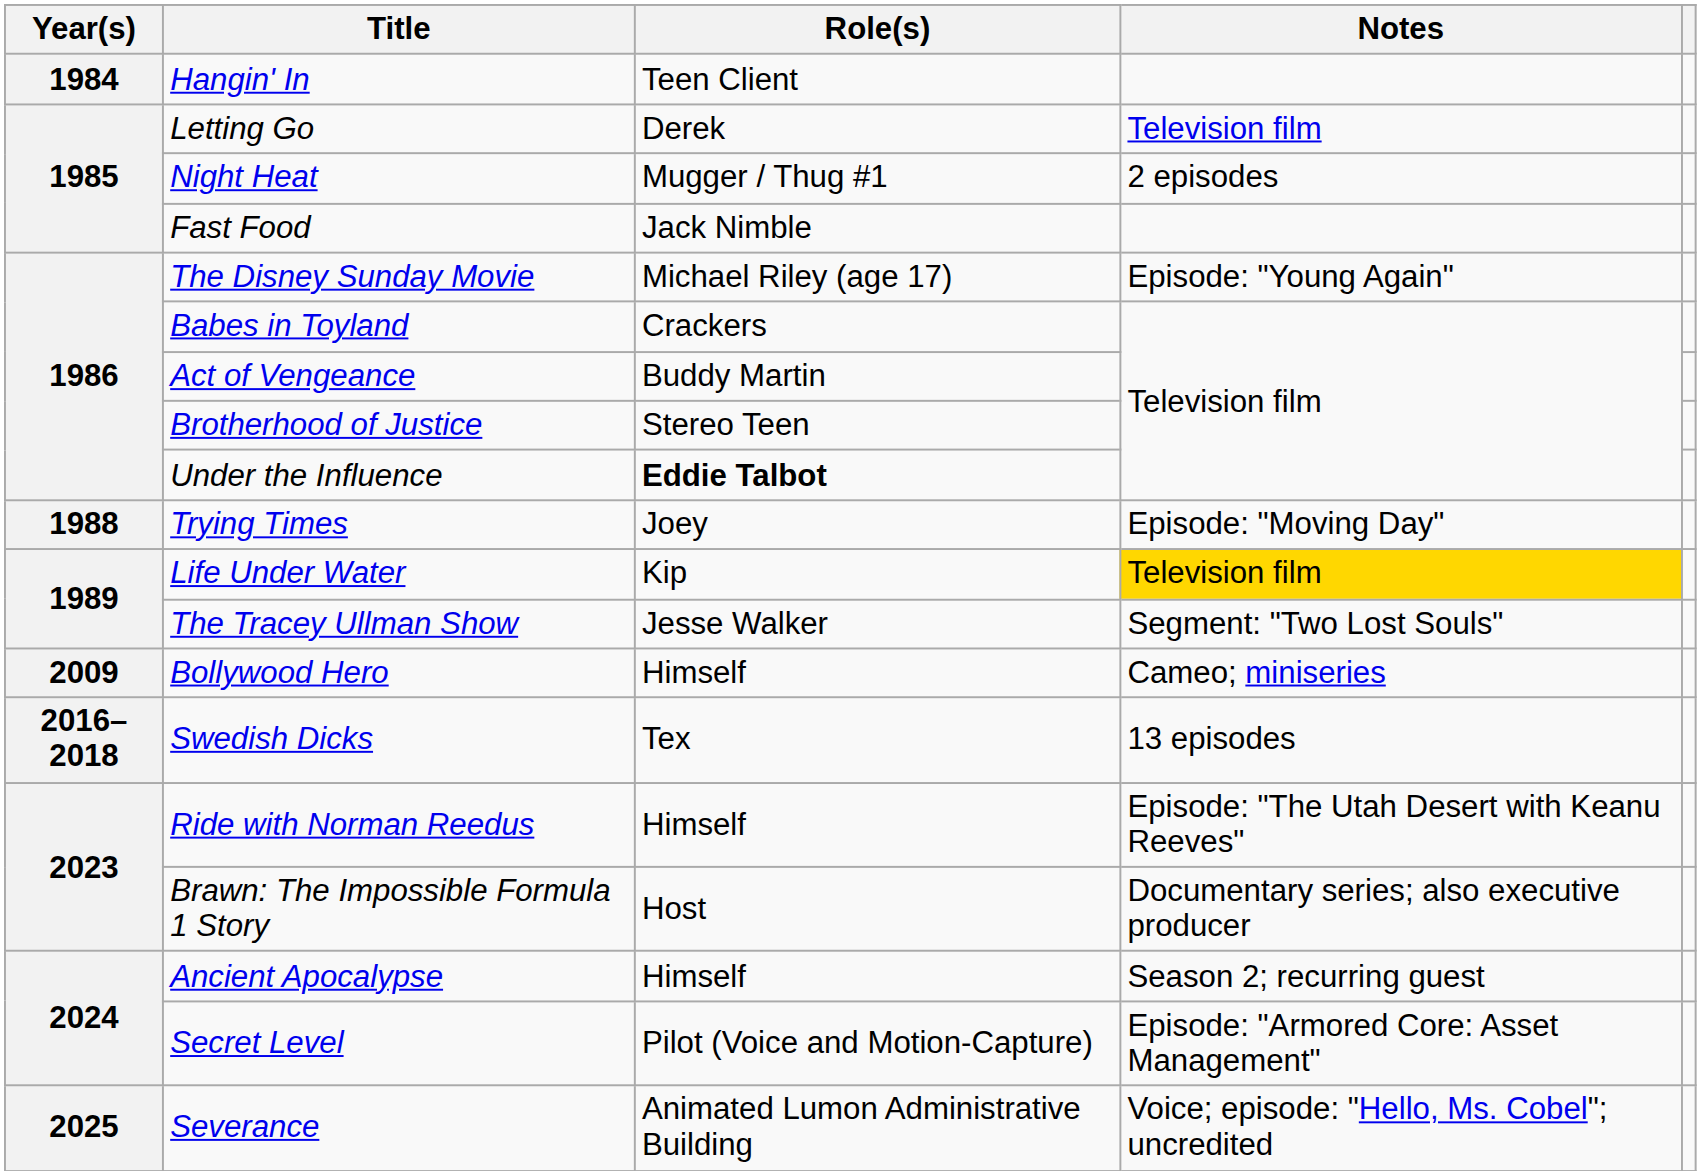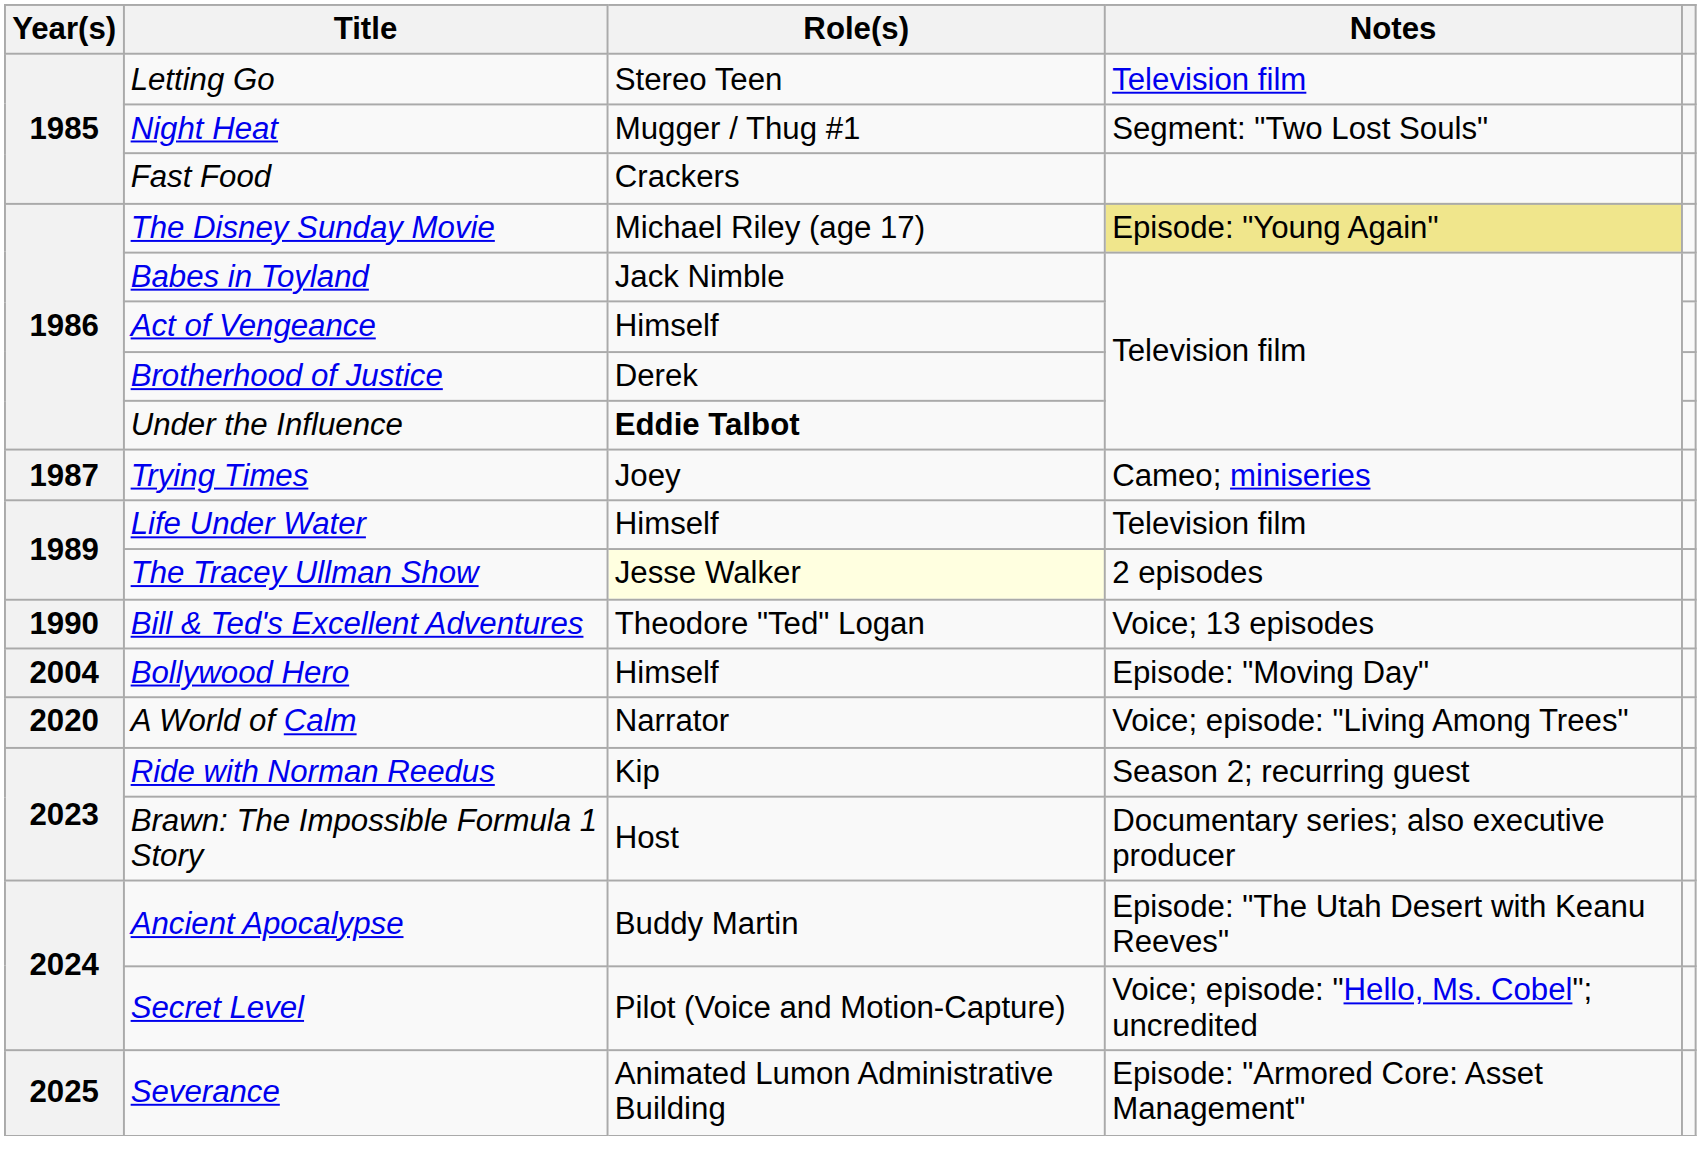- row: (240, 78)
(684, 128) Derek -> (699, 78) Stereo Teen
(1203, 177) 2 episodes -> (1300, 128) Segment: "Two Lost Souls"
(727, 227) Jack Nimble -> (677, 177) Crackers
(1291, 276) no background -> (1275, 227) khaki background
(704, 326) Crackers -> (700, 276) Jack Nimble
(734, 375) Buddy Martin -> (667, 326) Himself
(726, 425) Stereo Teen -> (656, 375) Derek
(84, 524) 1988 -> (64, 474) 1987
(1286, 524) Episode: "Moving Day" -> (1241, 474) Cameo; miniseries
(664, 573) Kip -> (667, 524) Himself
(1225, 573) gold background -> (1209, 524) no background
(735, 623) no background -> (708, 573) lightyellow background
(1315, 623) Segment: "Two Lost Souls" -> (1188, 573) 2 episodes
+ row: (357, 623)
(84, 672) 2009 -> (64, 672) 2004
(1257, 672) Cameo; miniseries -> (1271, 672) Episode: "Moving Day"
- row: (272, 739)
+ row: (244, 721)
(694, 824) Himself -> (637, 771) Kip
(1394, 824) Episode: "The Utah Desert with Keanu Reeves" -> (1291, 771) Season 2; recurring guest
(694, 975) Himself -> (707, 923) Buddy Martin
(1306, 975) Season 2; recurring guest -> (1379, 923) Episode: "The Utah Desert with Keanu Reeves"
(1343, 1042) Episode: "Armored Core: Asset Management" -> (1352, 1007) Voice; episode: "Hello, Ms. Cobel"; uncredited
(1367, 1127) Voice; episode: "Hello, Ms. Cobel"; uncredited -> (1328, 1092) Episode: "Armored Core: Asset Management"
